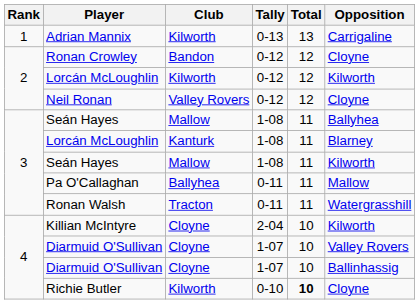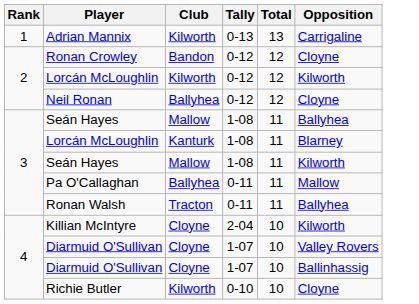(209, 99) Valley Rovers -> (194, 99) Ballyhea
(370, 204) Watergrasshill -> (323, 204) Ballyhea
(306, 288) bold -> (276, 288) normal
